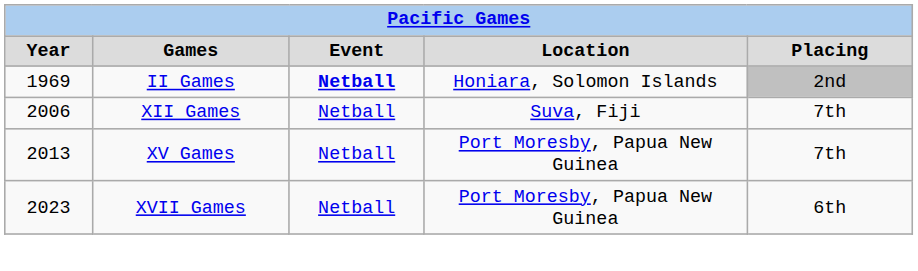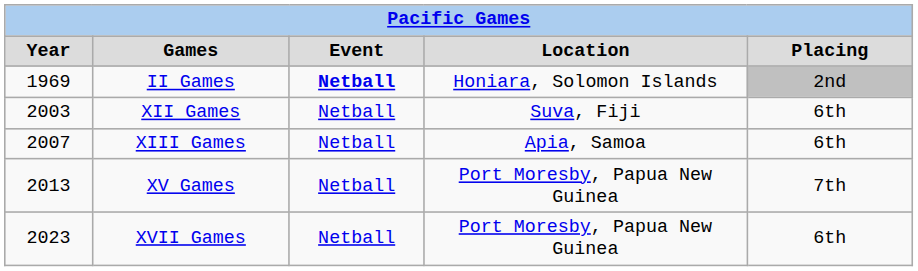(48, 112) 2006 -> (48, 112) 2003
(830, 112) 7th -> (830, 112) 6th
+ row: (191, 143)
